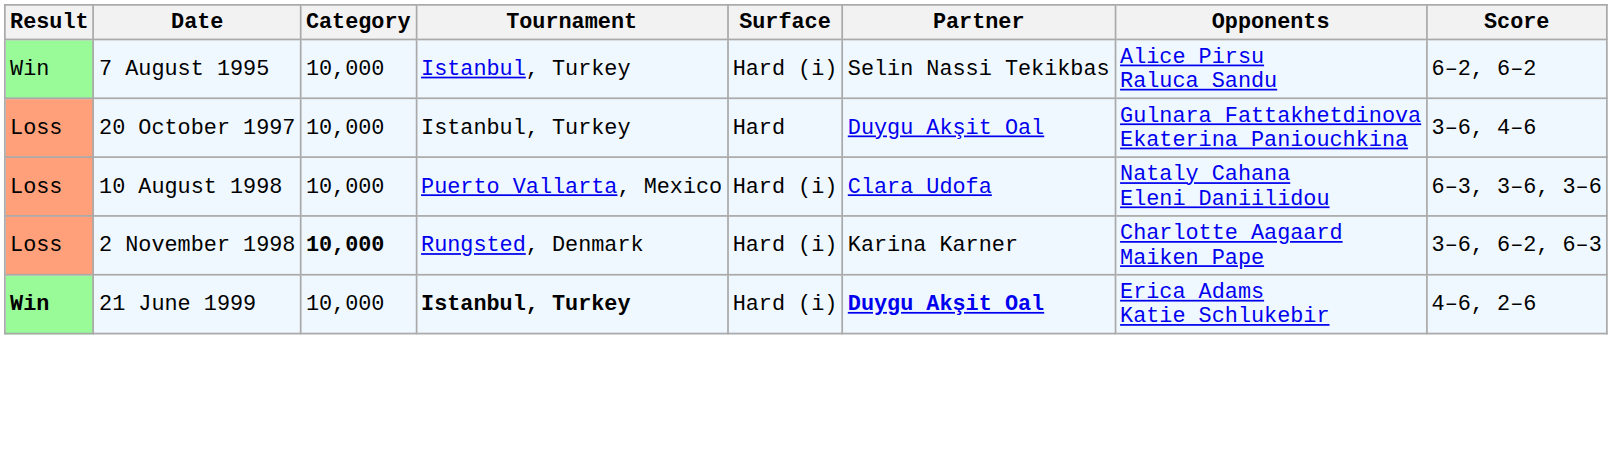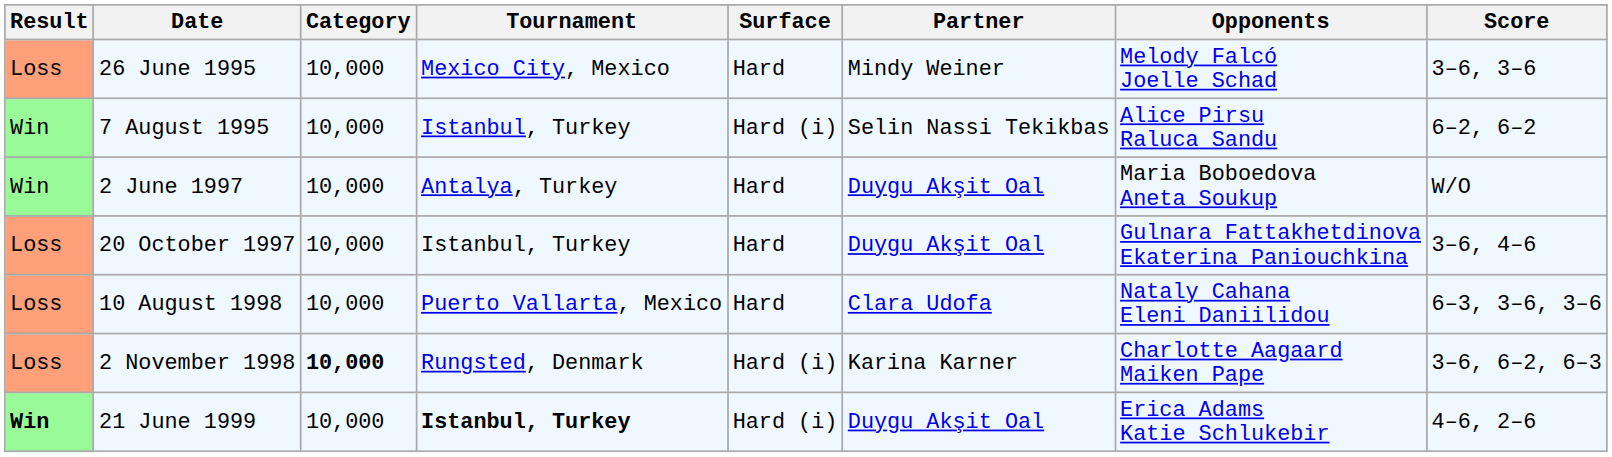+ row: (178, 69)
+ row: (171, 186)
(785, 186) Hard (i) -> (759, 304) Hard
(946, 304) bold -> (946, 422) normal
